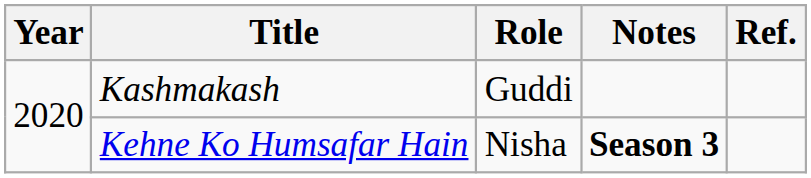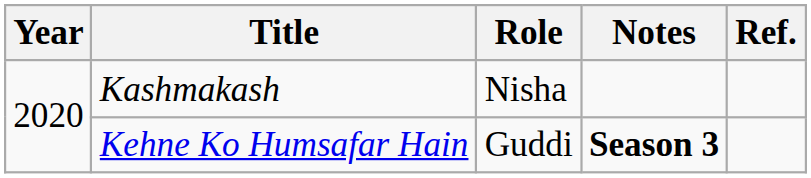(529, 88) Guddi -> (526, 88) Nisha
(526, 144) Nisha -> (529, 144) Guddi
